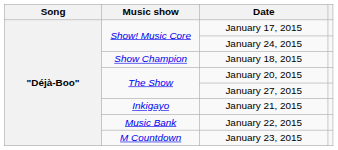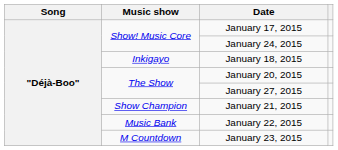(151, 59) Show Champion -> (151, 59) Inkigayo
(151, 106) Inkigayo -> (151, 106) Show Champion
